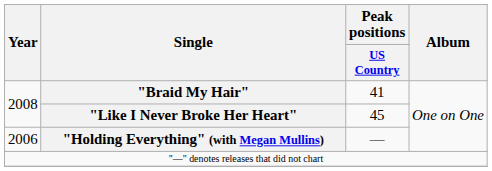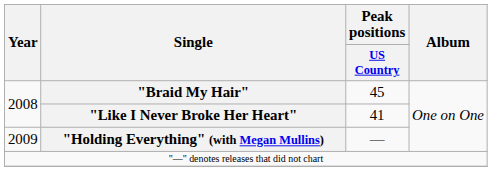(377, 92) 41 -> (377, 92) 45
(377, 115) 45 -> (377, 115) 41
(23, 139) 2006 -> (23, 139) 2009
